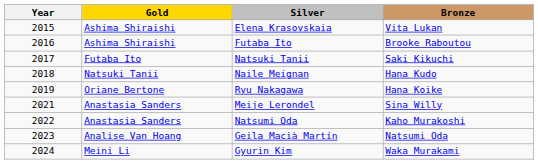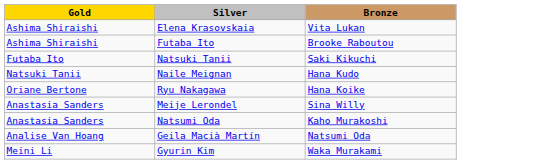- column: (43, 12)
